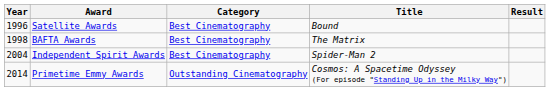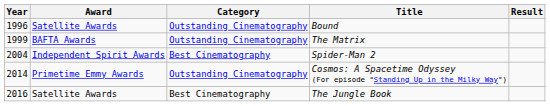(220, 26) Best Cinematography -> (238, 26) Outstanding Cinematography
(17, 40) 1998 -> (17, 40) 1999
(220, 40) Best Cinematography -> (238, 40) Outstanding Cinematography
+ row: (352, 94)
